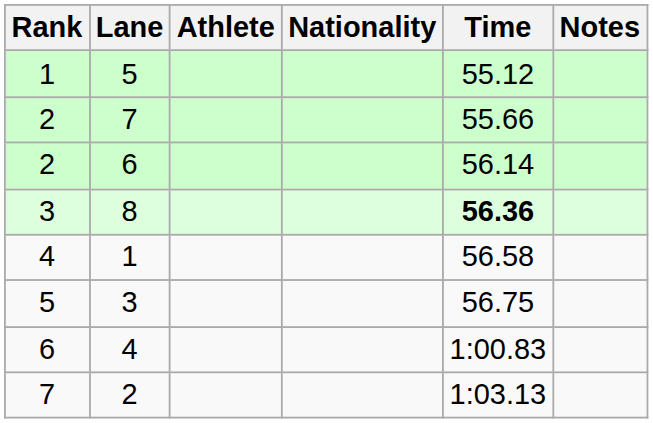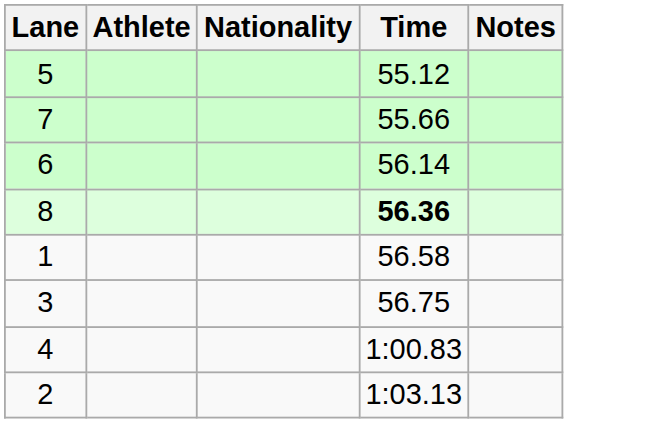- column: (47, 27)
